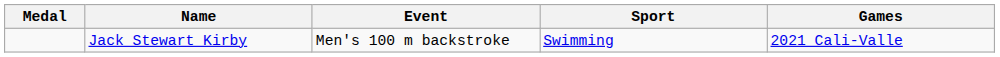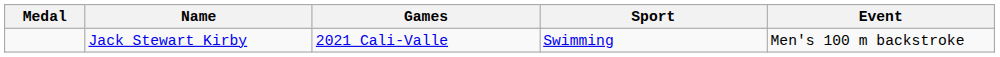columns swapped: (881, 17) <-> (426, 17)
